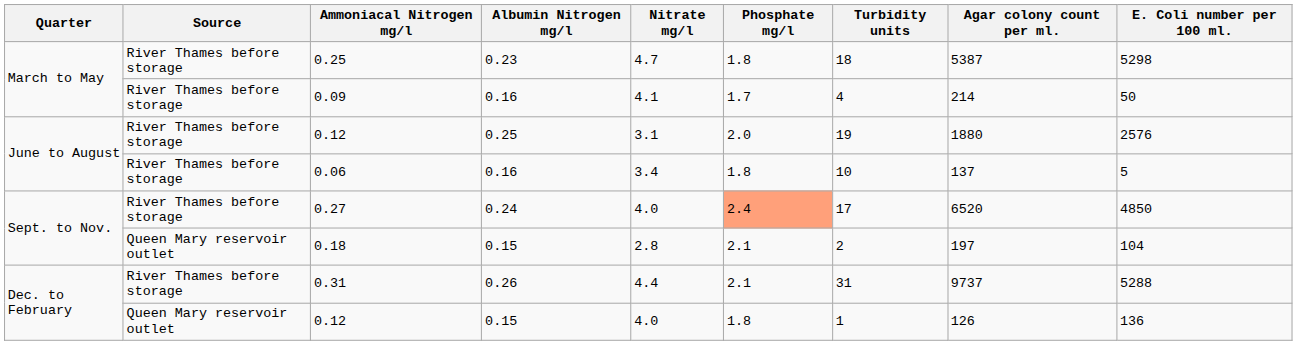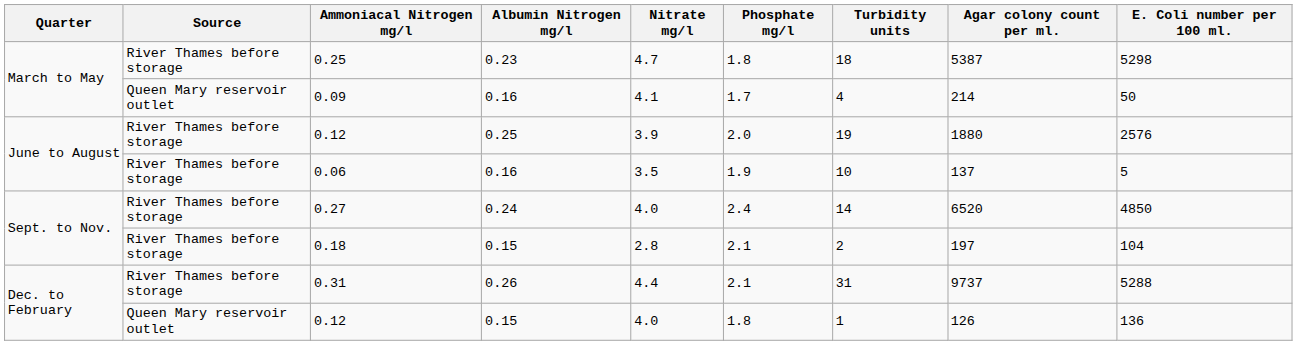(203, 98) River Thames before storage -> (207, 98) Queen Mary reservoir outlet
(646, 135) 3.1 -> (646, 135) 3.9
(646, 172) 3.4 -> (646, 172) 3.5
(739, 172) 1.8 -> (739, 172) 1.9
(739, 210) lightsalmon background -> (739, 210) no background
(844, 210) 17 -> (844, 210) 14
(207, 247) Queen Mary reservoir outlet -> (203, 247) River Thames before storage
